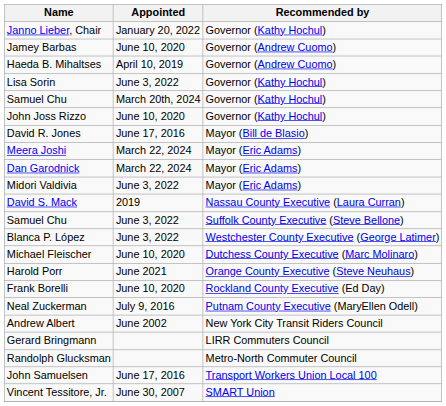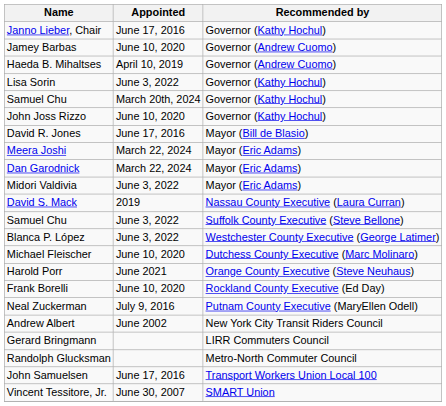(158, 30) January 20, 2022 -> (150, 30) June 17, 2016
